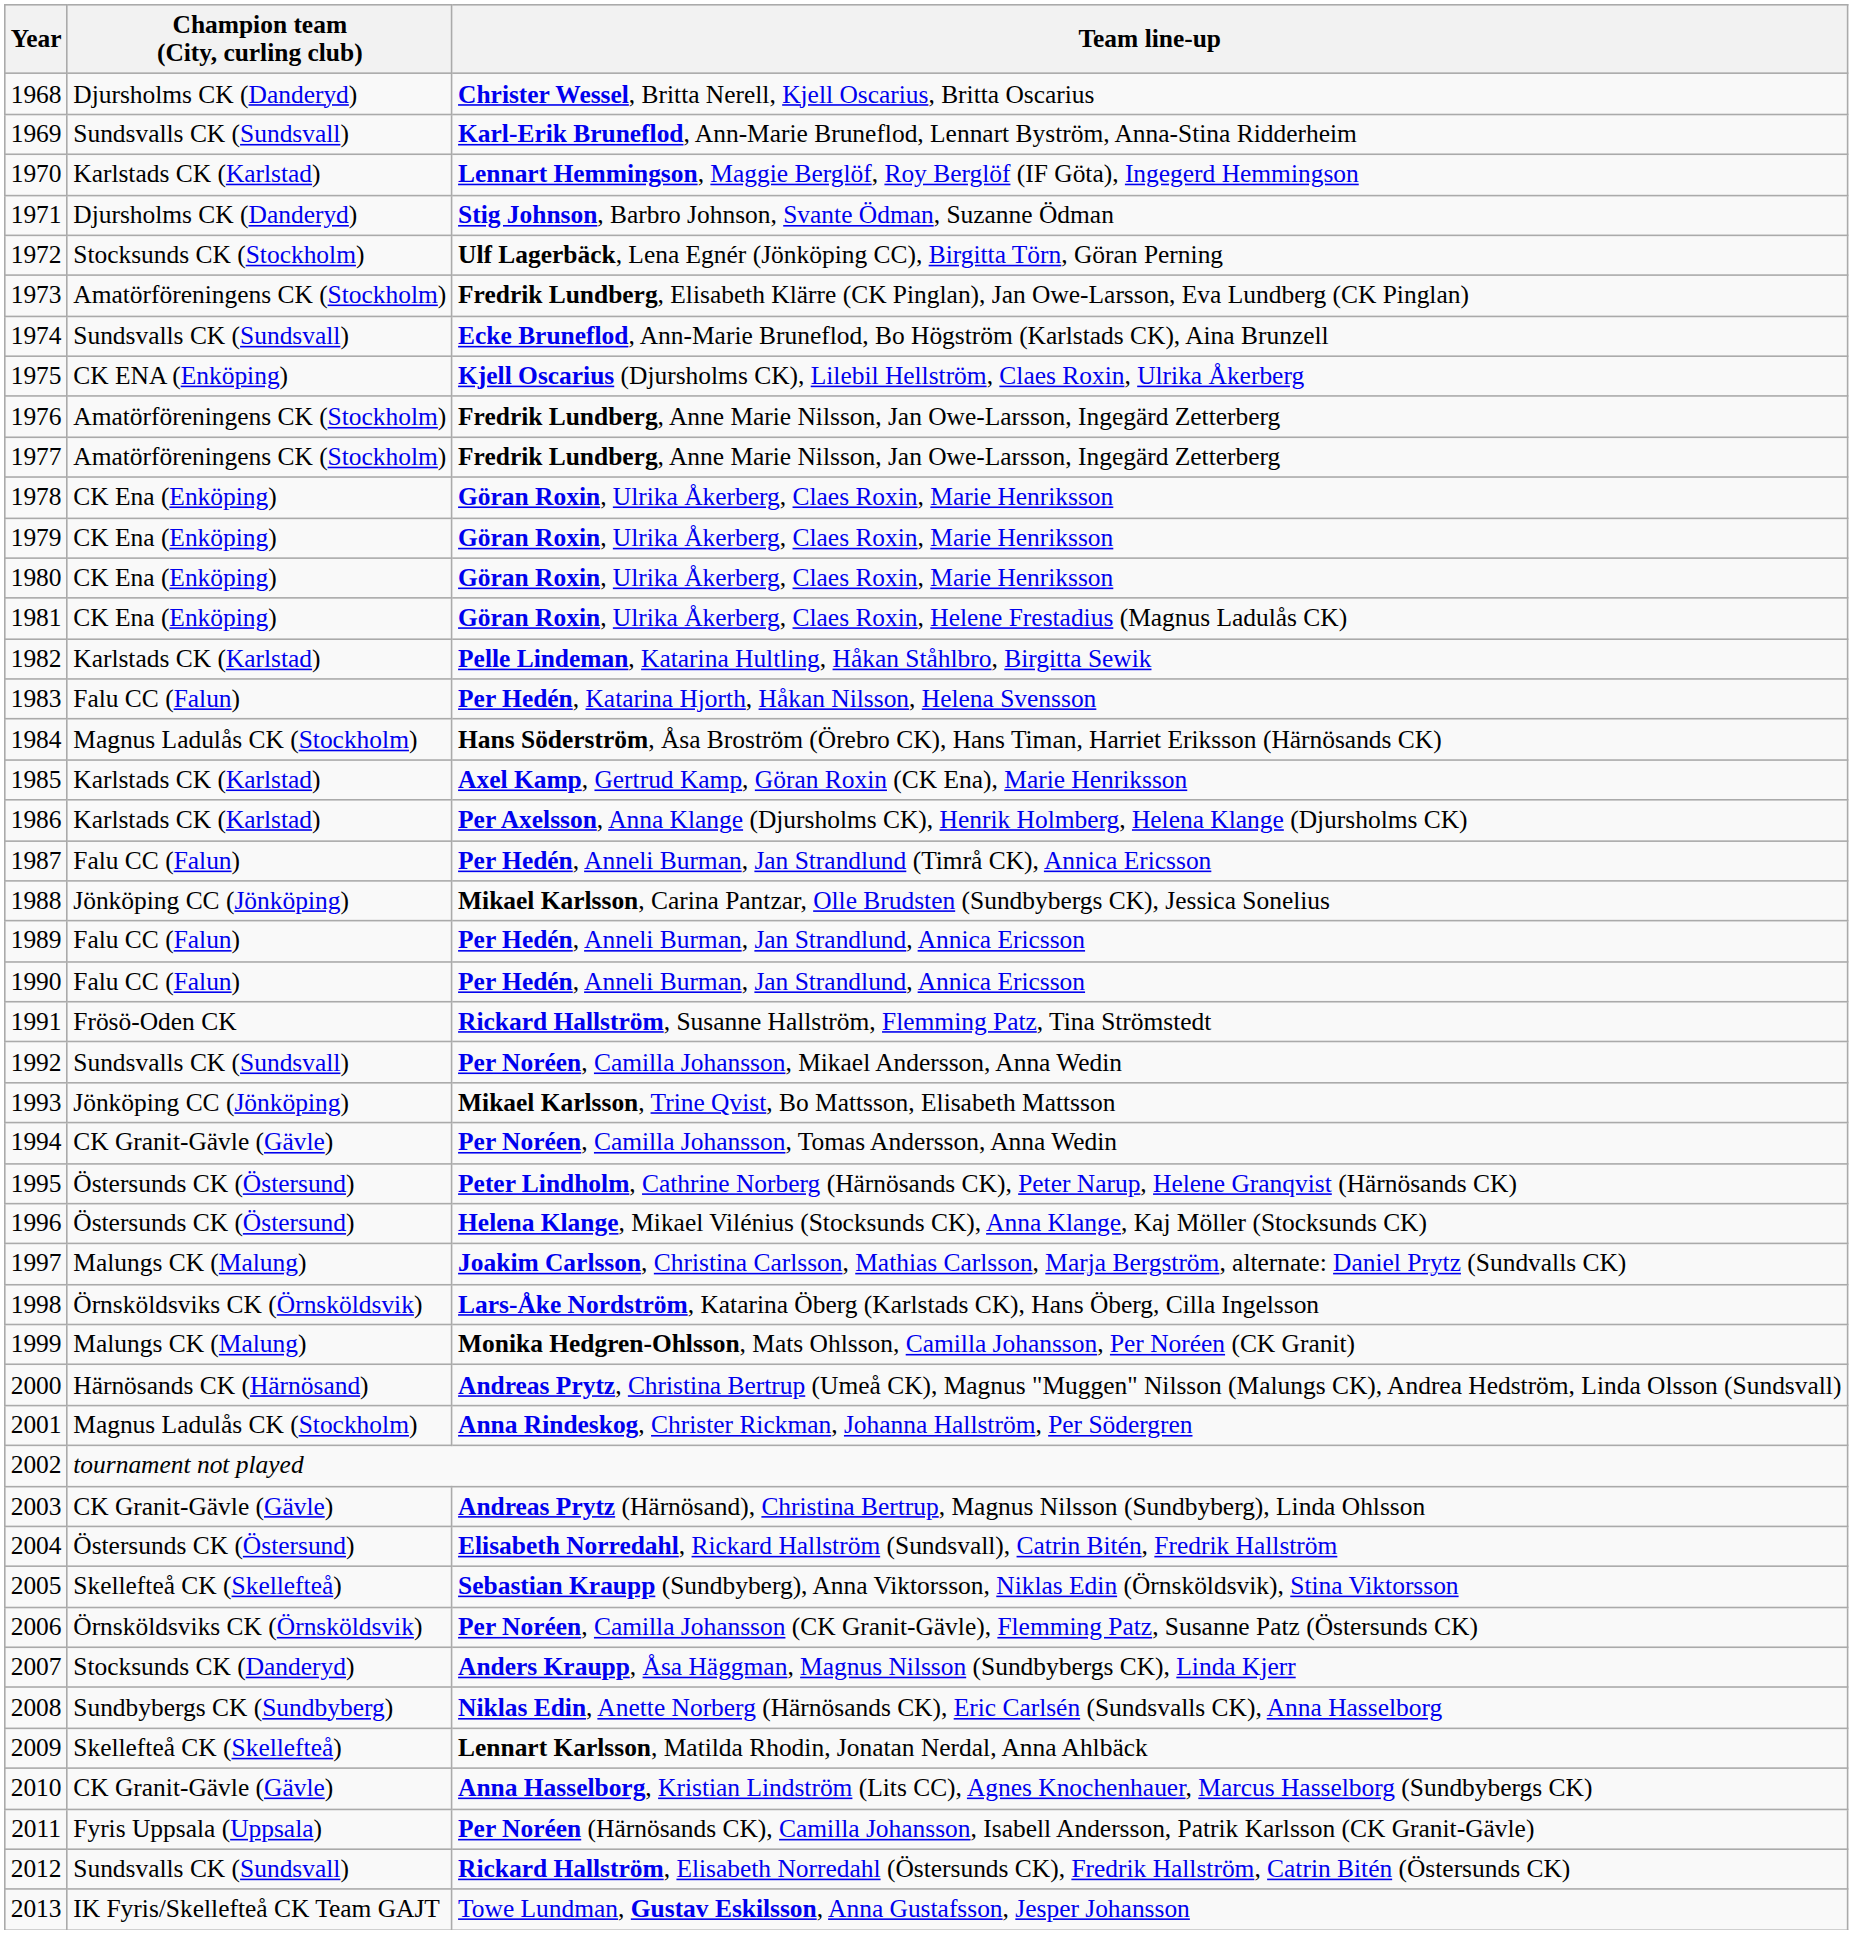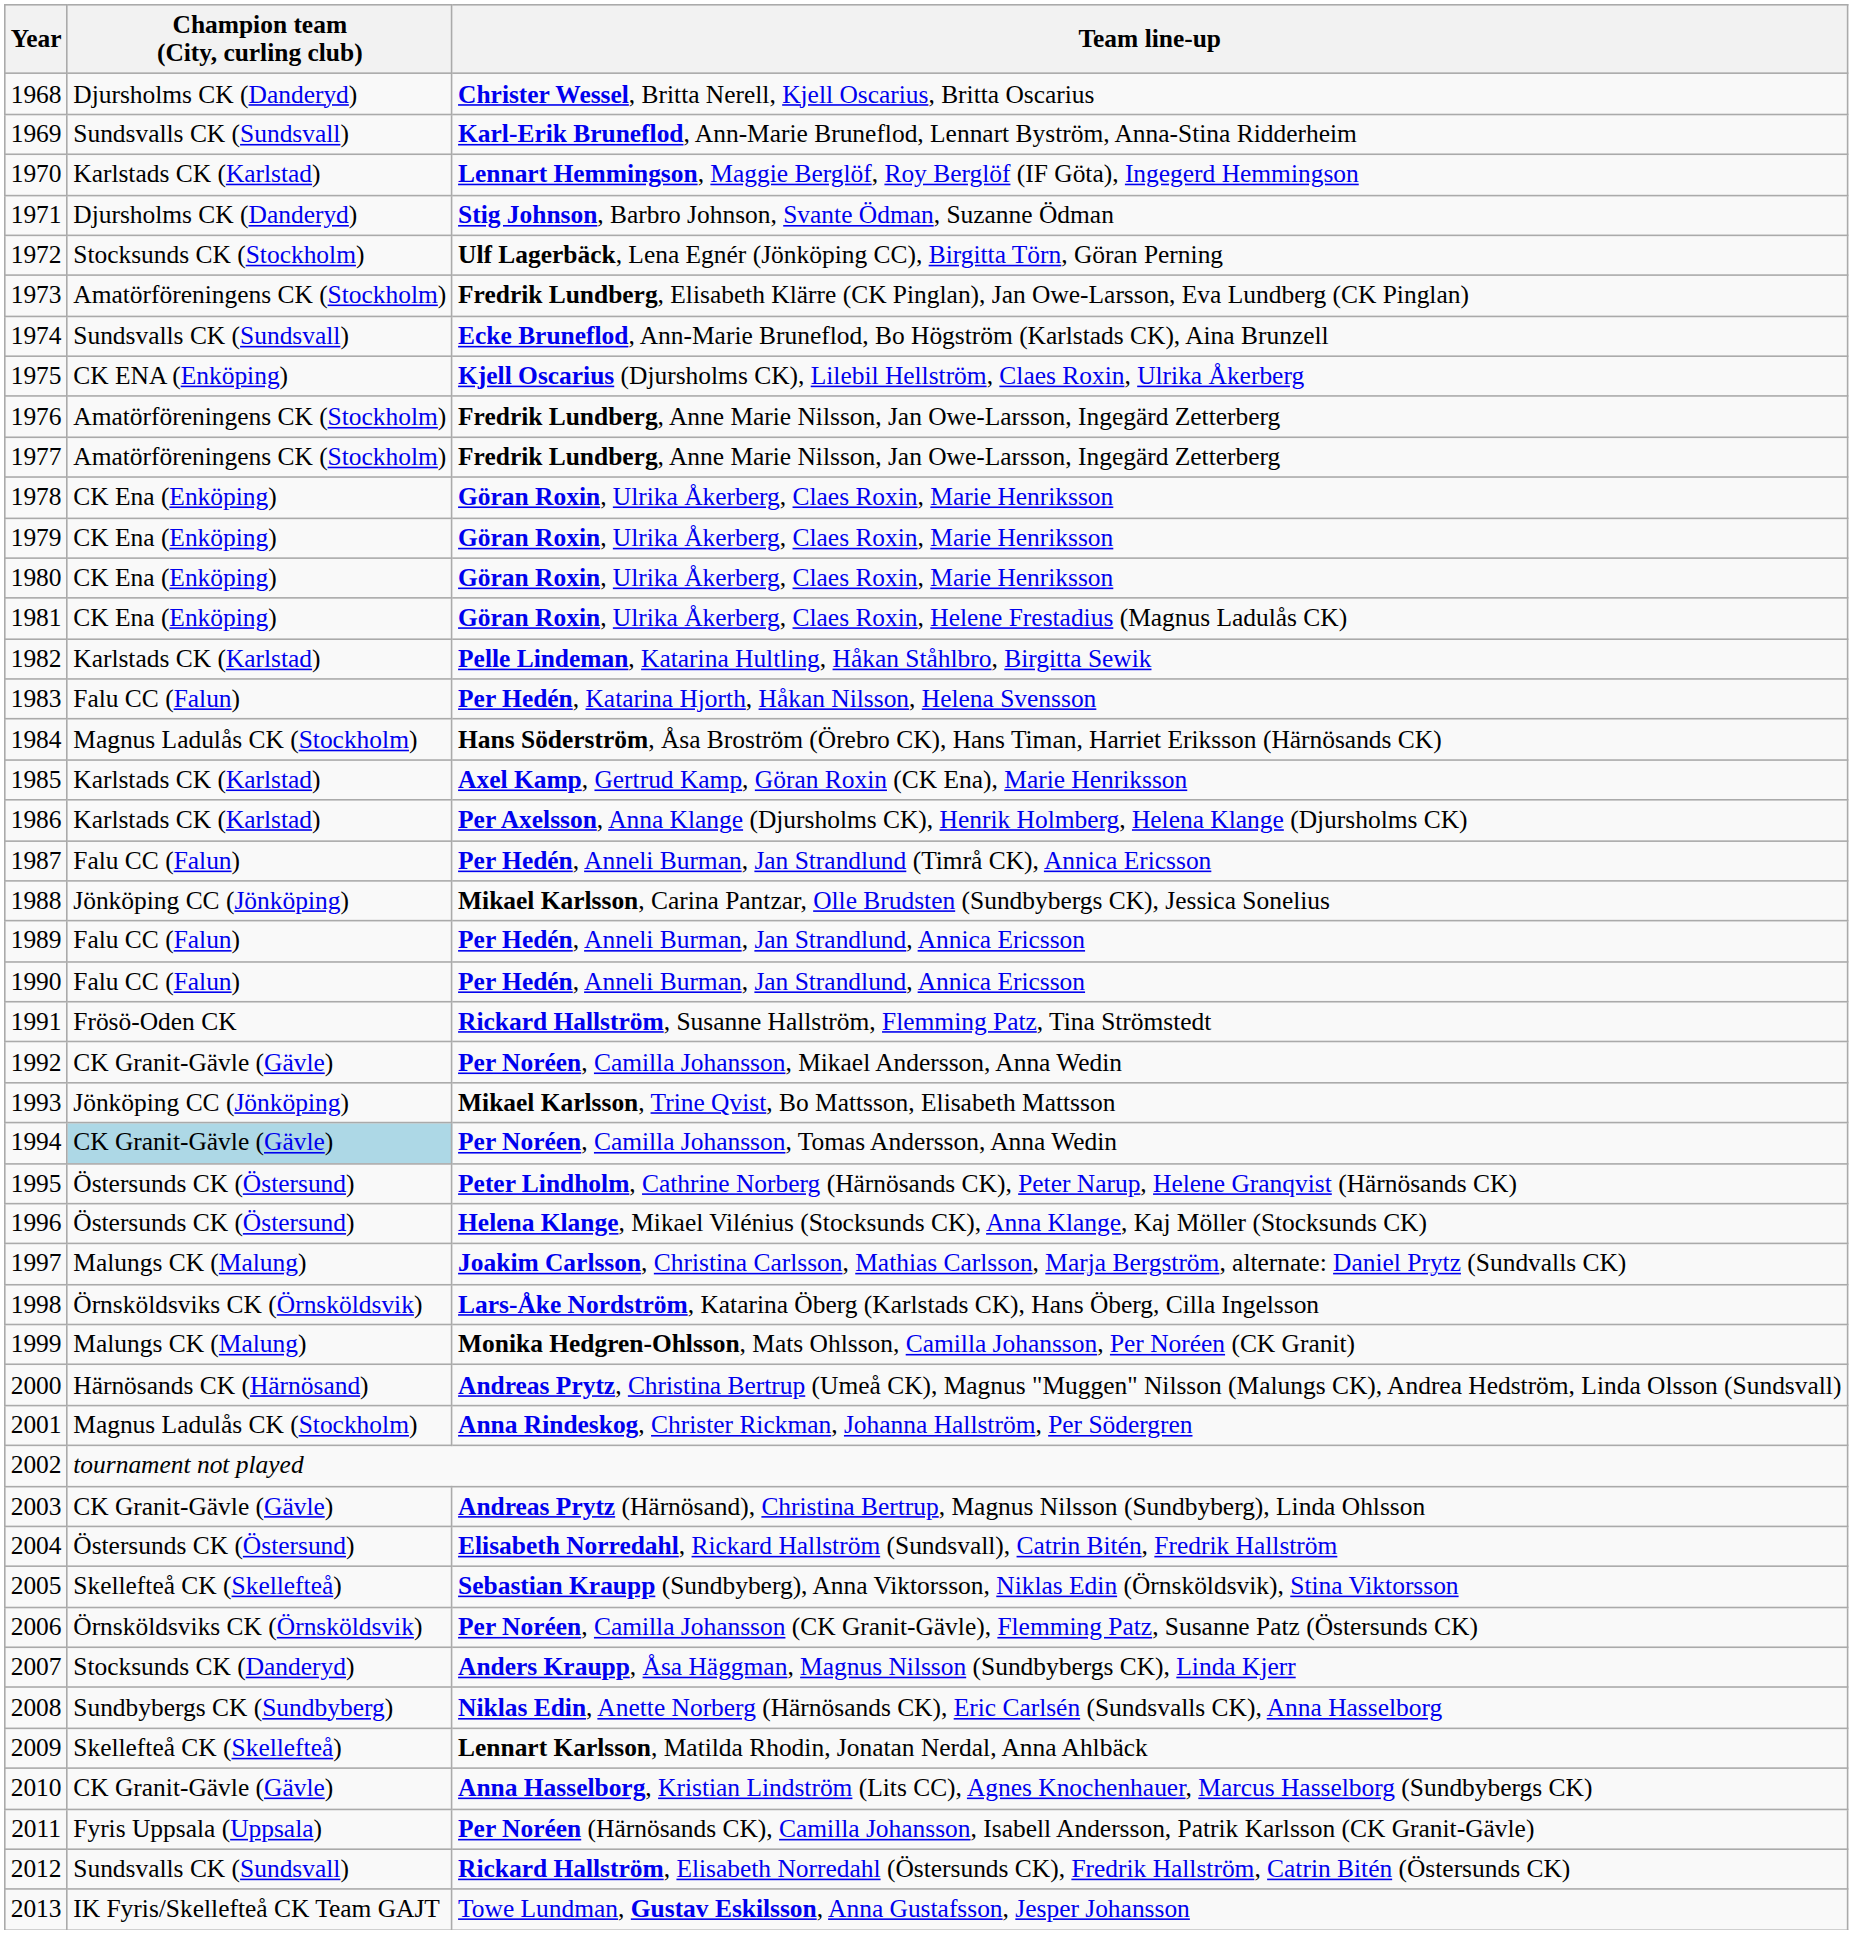(211, 1061) Sundsvalls CK (Sundsvall) -> (203, 1061) CK Granit-Gävle (Gävle)
(203, 1142) no background -> (203, 1142) lightblue background
